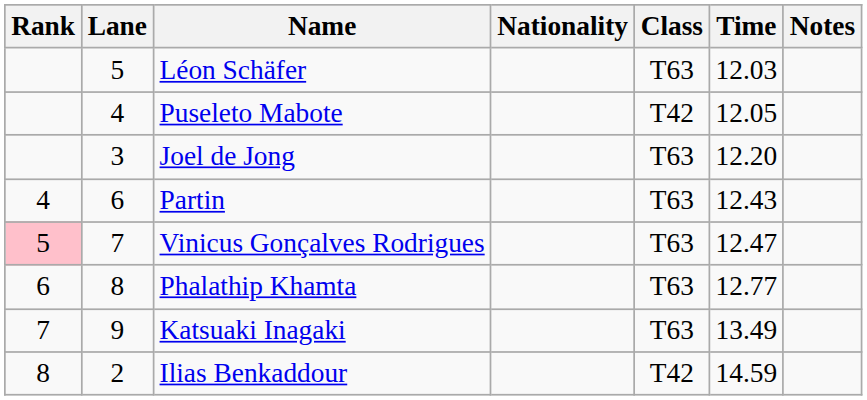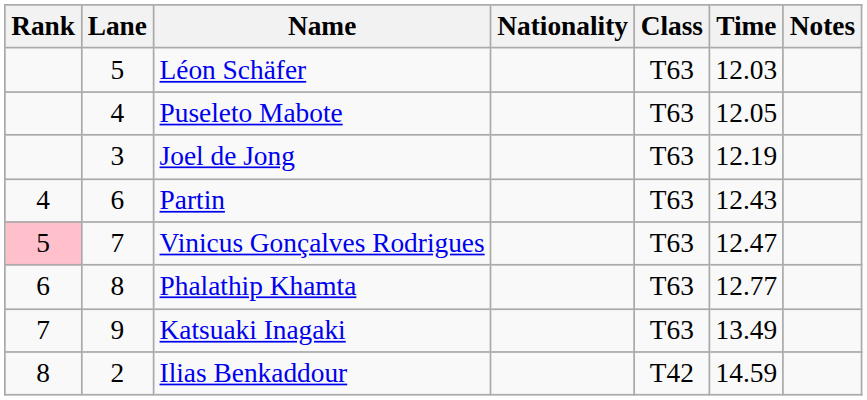(672, 112) T42 -> (672, 112) T63
(746, 156) 12.20 -> (746, 156) 12.19
